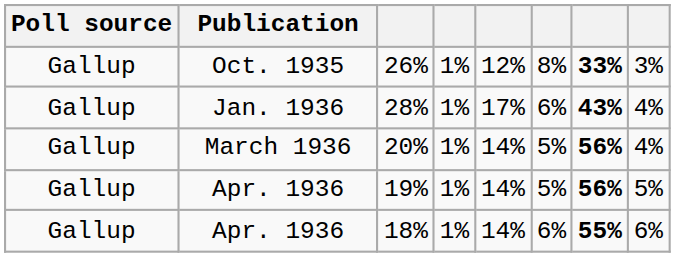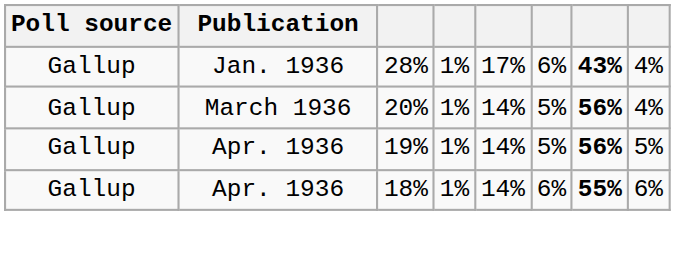- row: (406, 66)
